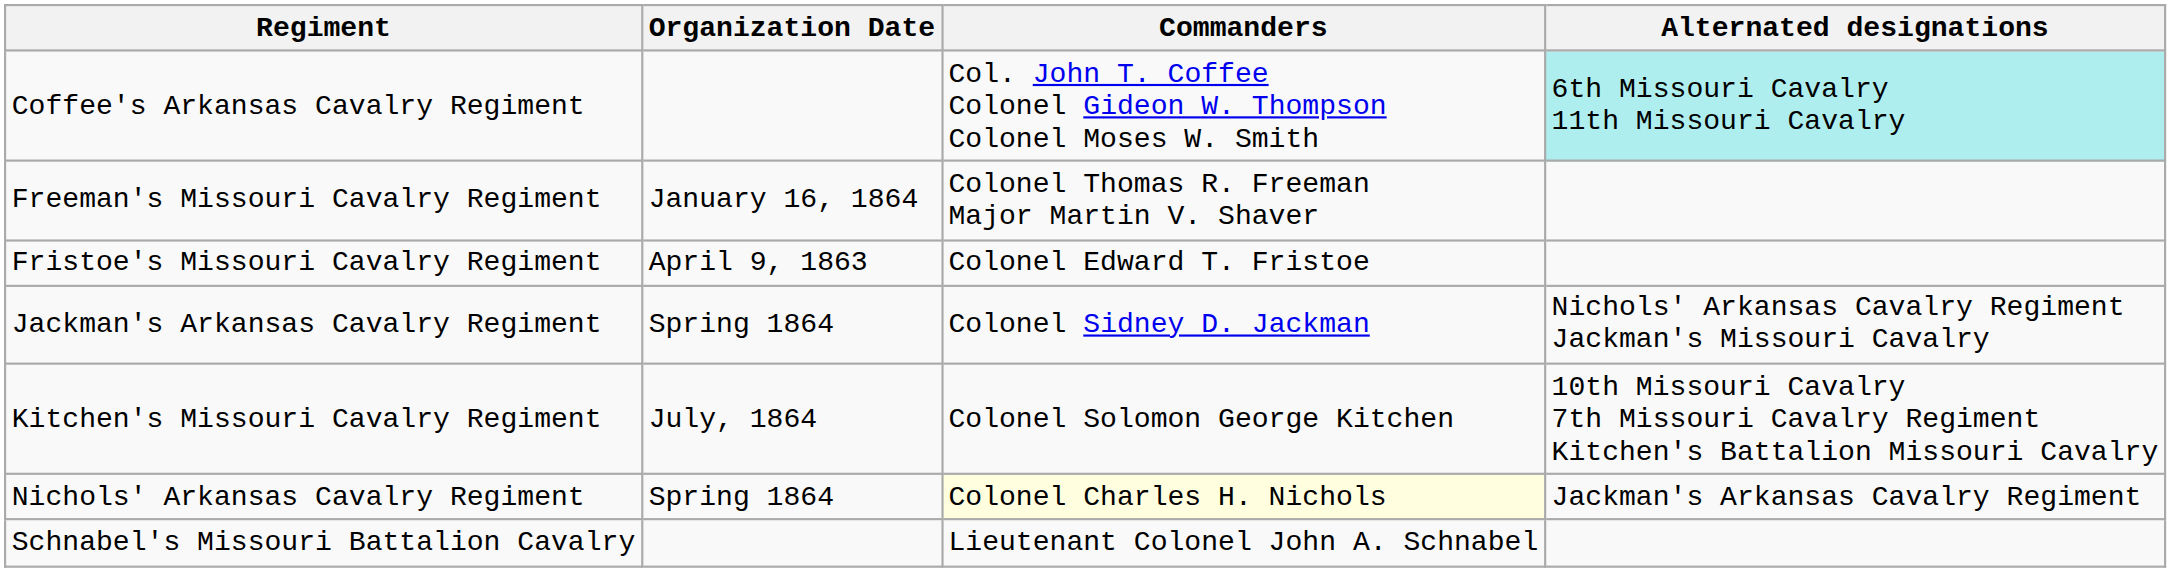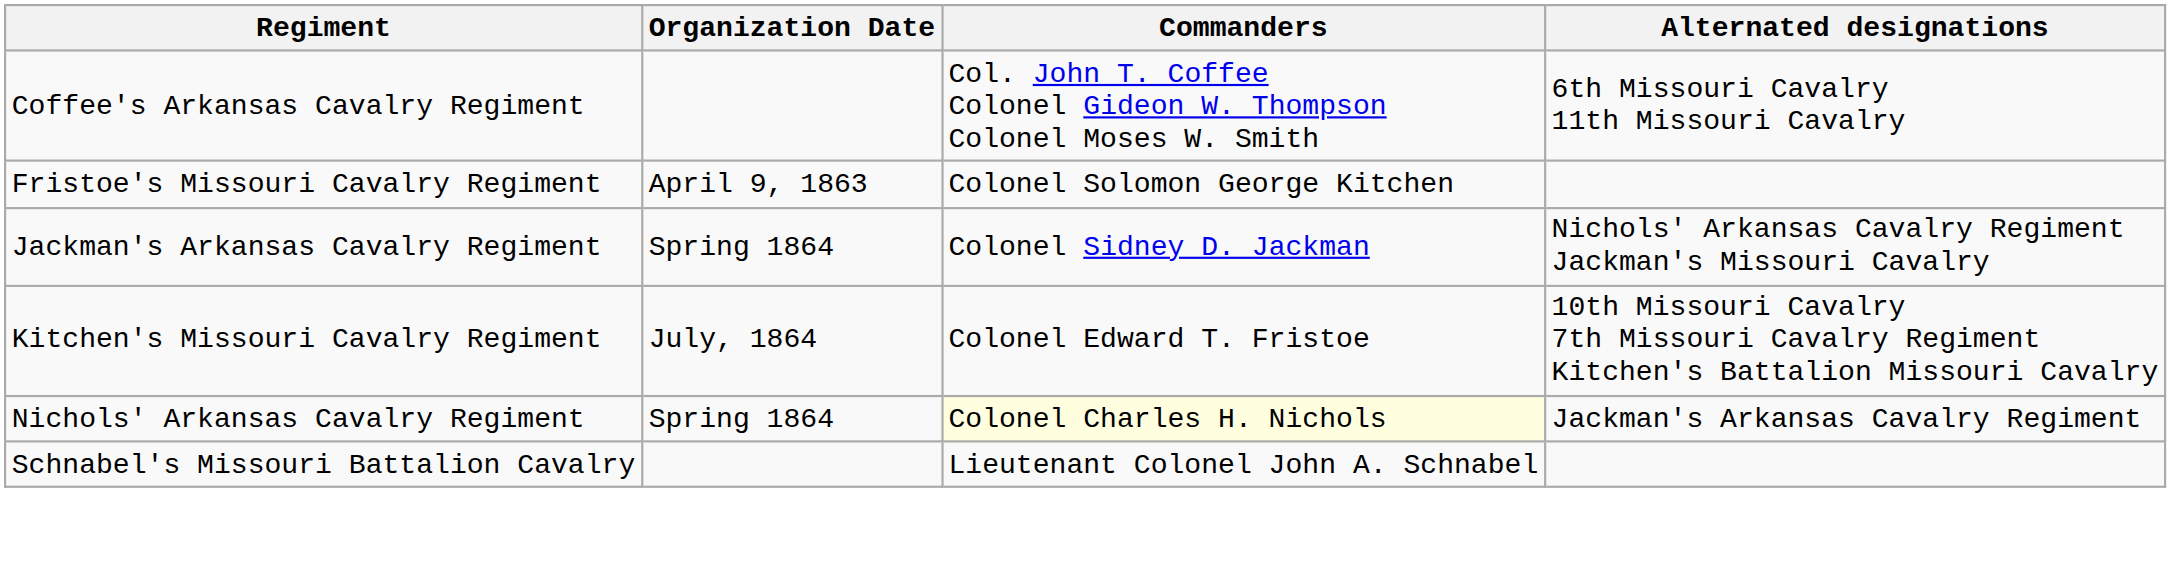(1729, 106) paleturquoise background -> (1729, 106) no background
- row: (307, 200)
(1159, 262) Colonel Edward T. Fristoe -> (1201, 184) Colonel Solomon George Kitchen
(1201, 419) Colonel Solomon George Kitchen -> (1159, 341) Colonel Edward T. Fristoe
